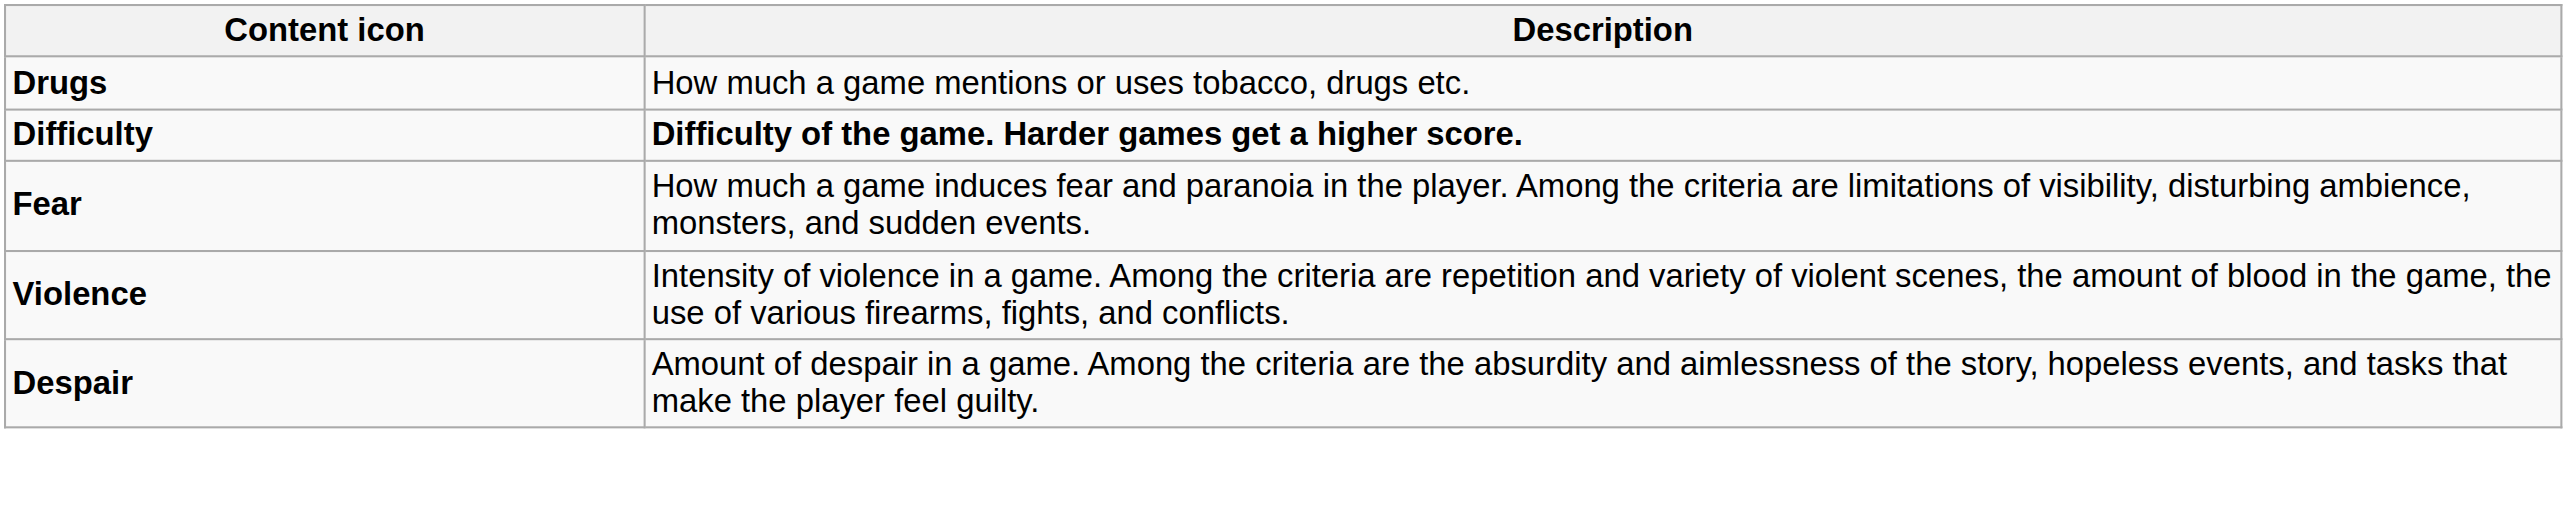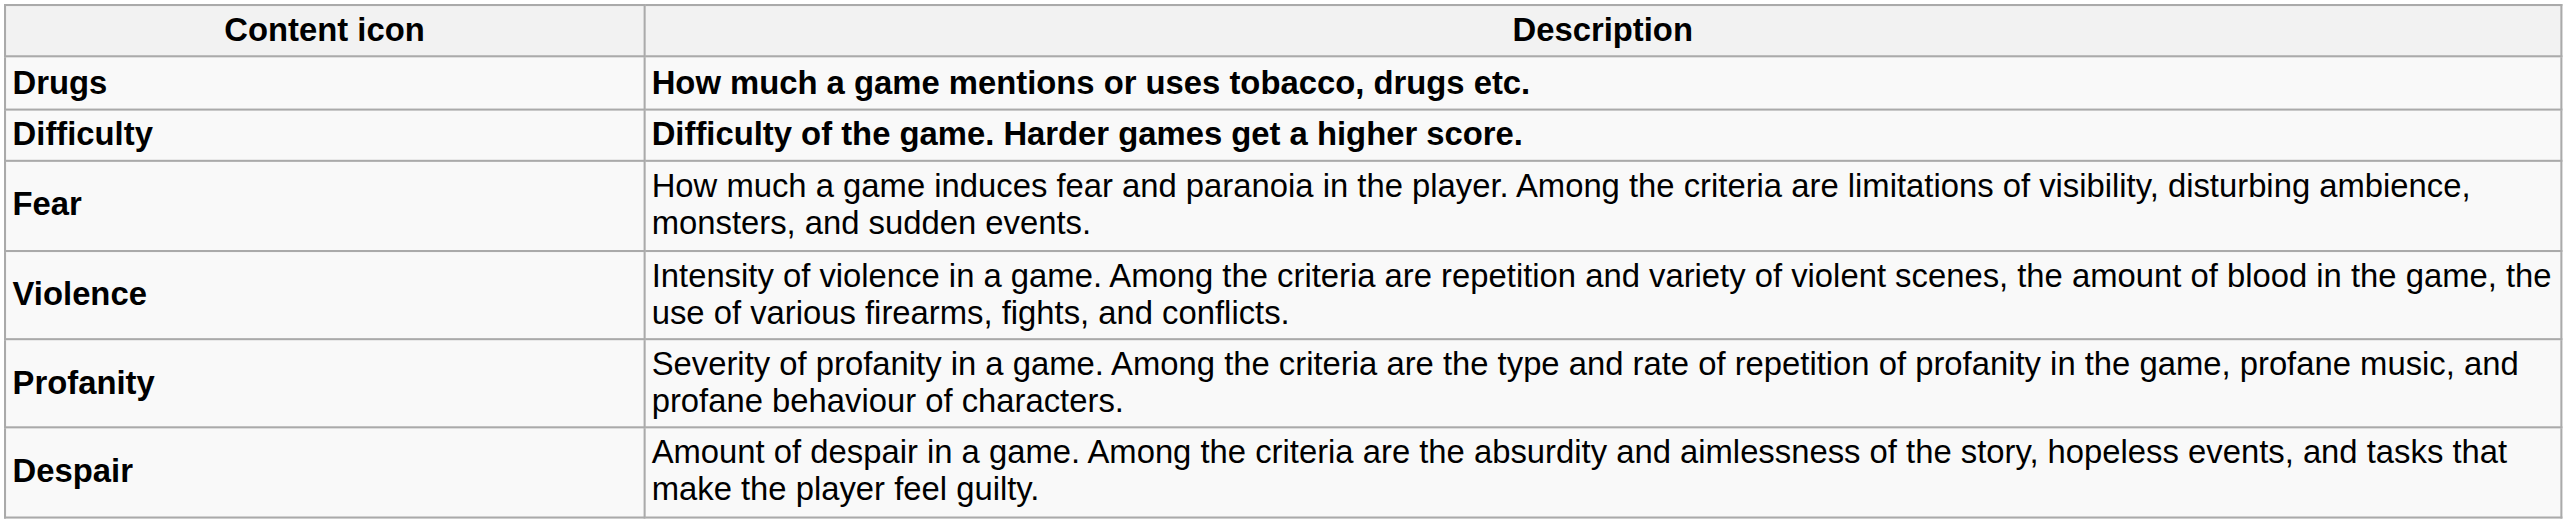(1061, 82) normal -> (1091, 82) bold
+ row: (84, 382)
